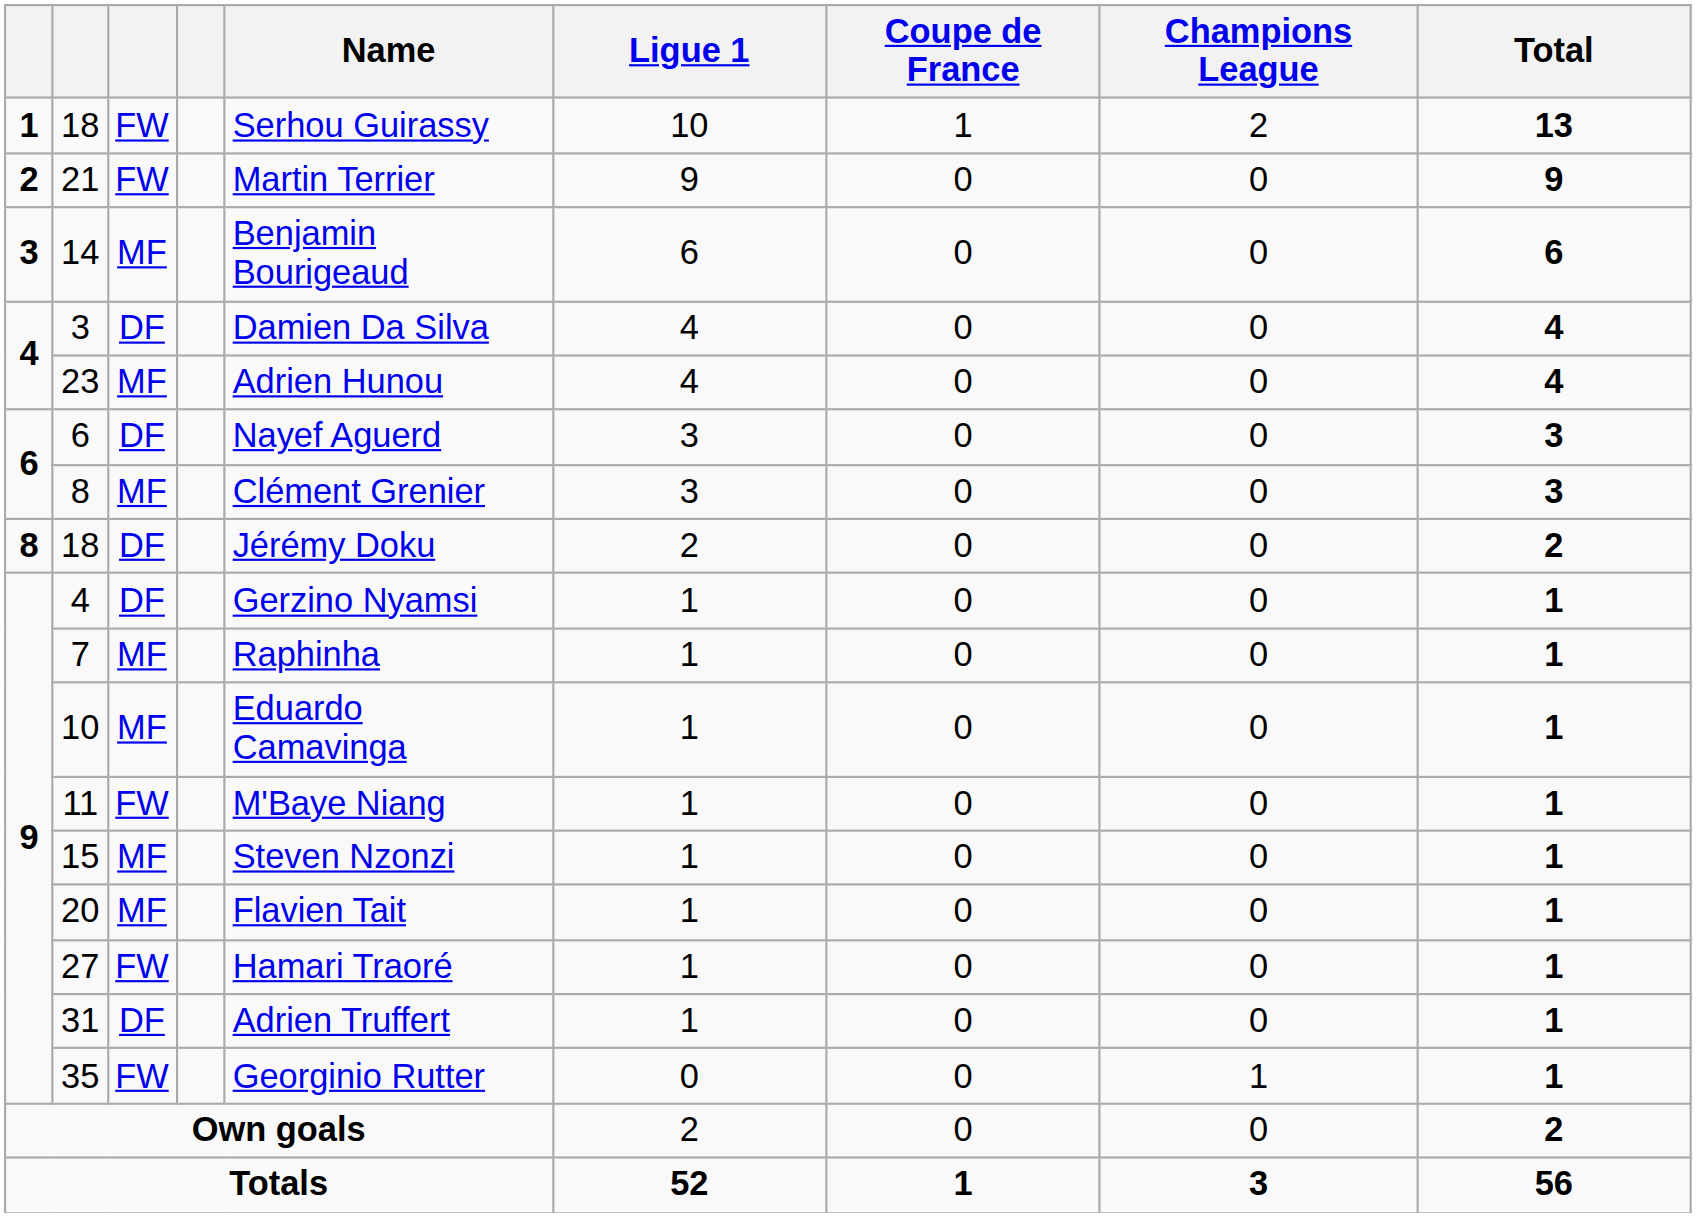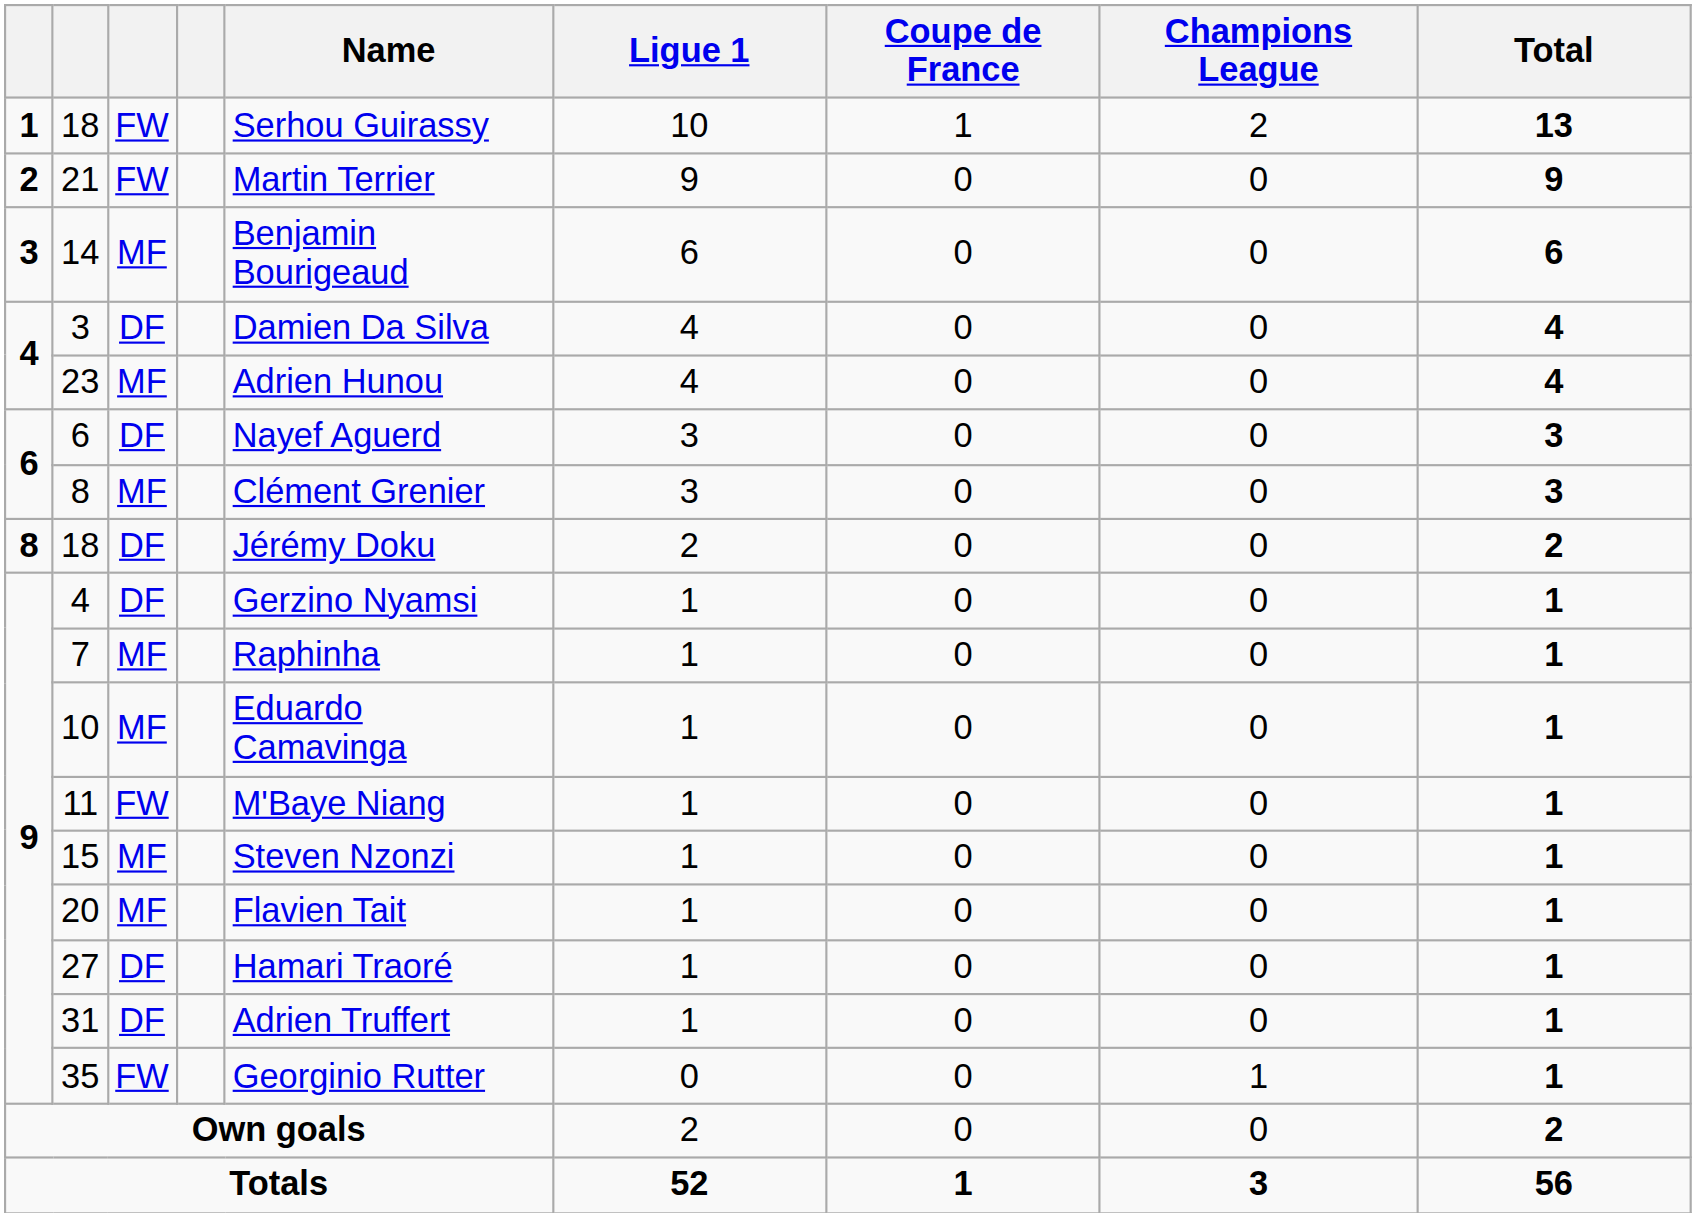(142, 966) FW -> (142, 966) DF
